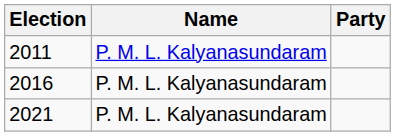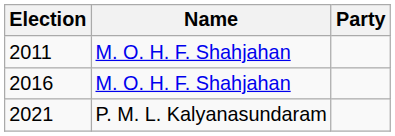(211, 51) P. M. L. Kalyanasundaram -> (193, 51) M. O. H. F. Shahjahan
(211, 83) P. M. L. Kalyanasundaram -> (193, 83) M. O. H. F. Shahjahan
